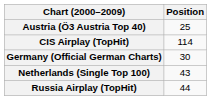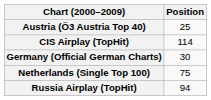(185, 73) 43 -> (185, 73) 75
(185, 88) 44 -> (185, 88) 94
